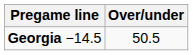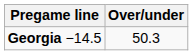(146, 38) 50.5 -> (146, 38) 50.3
